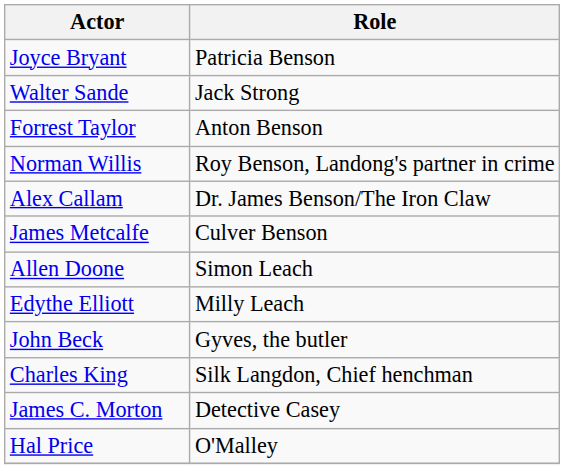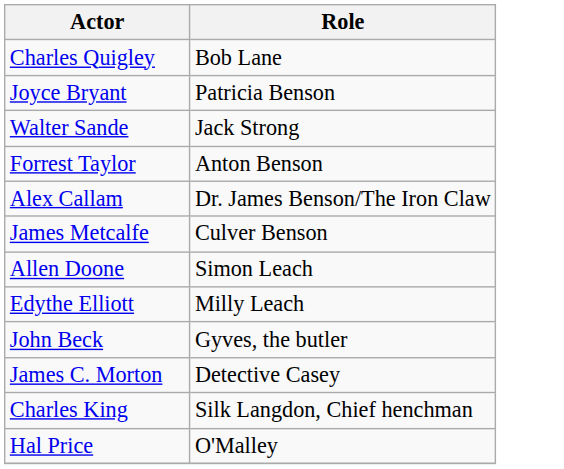+ row: (82, 57)
- row: (76, 163)
rows swapped: (69, 374) <-> (97, 410)
